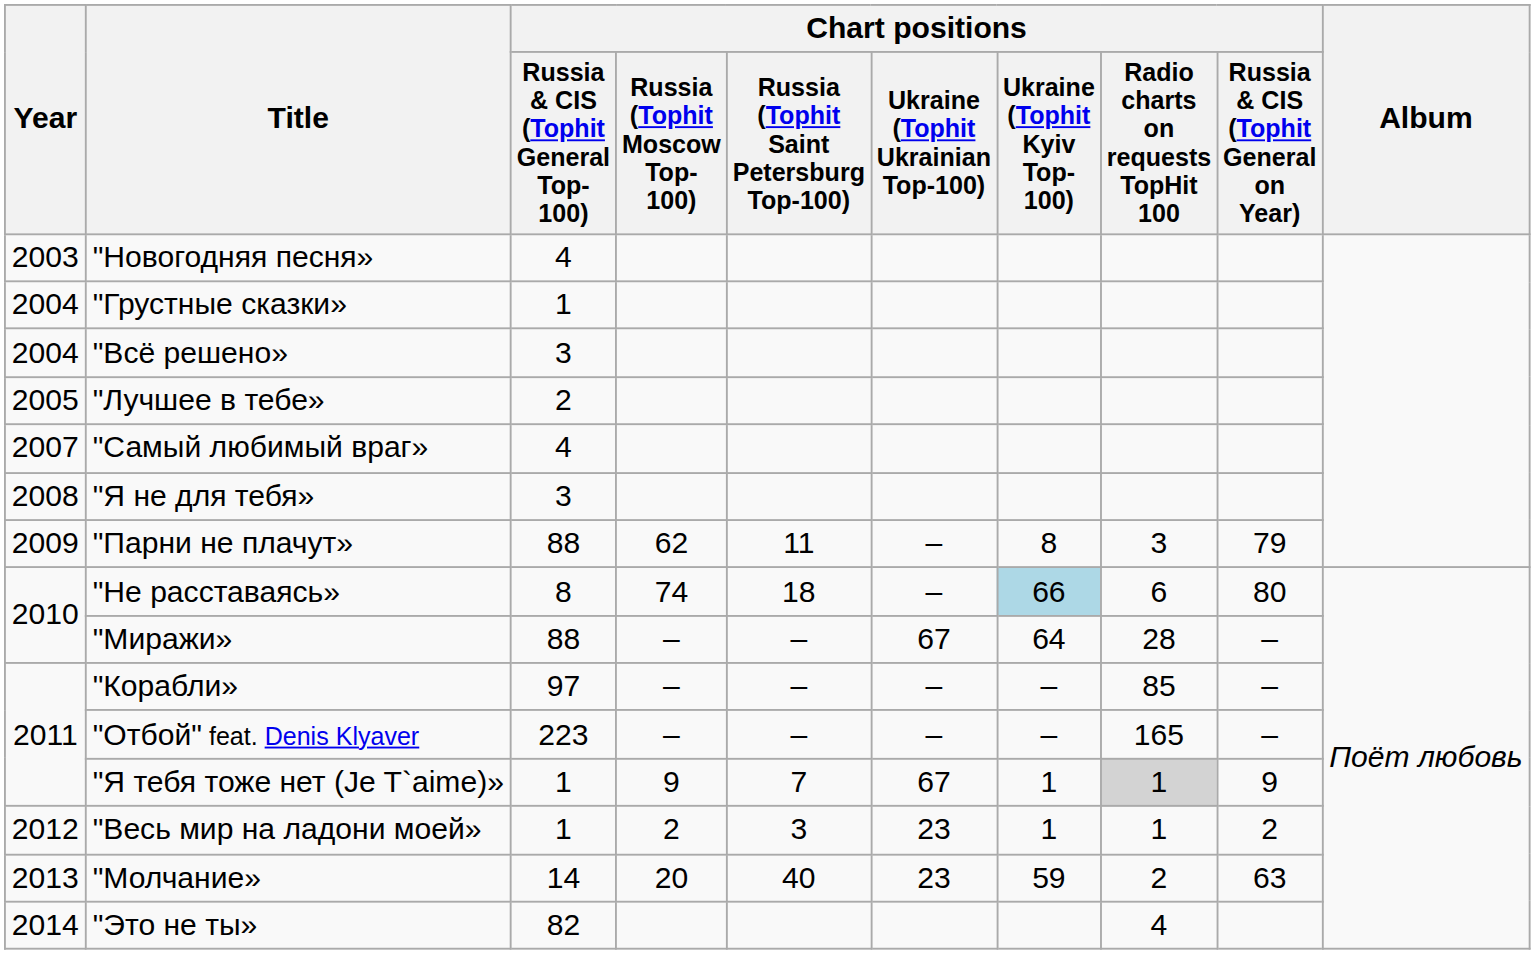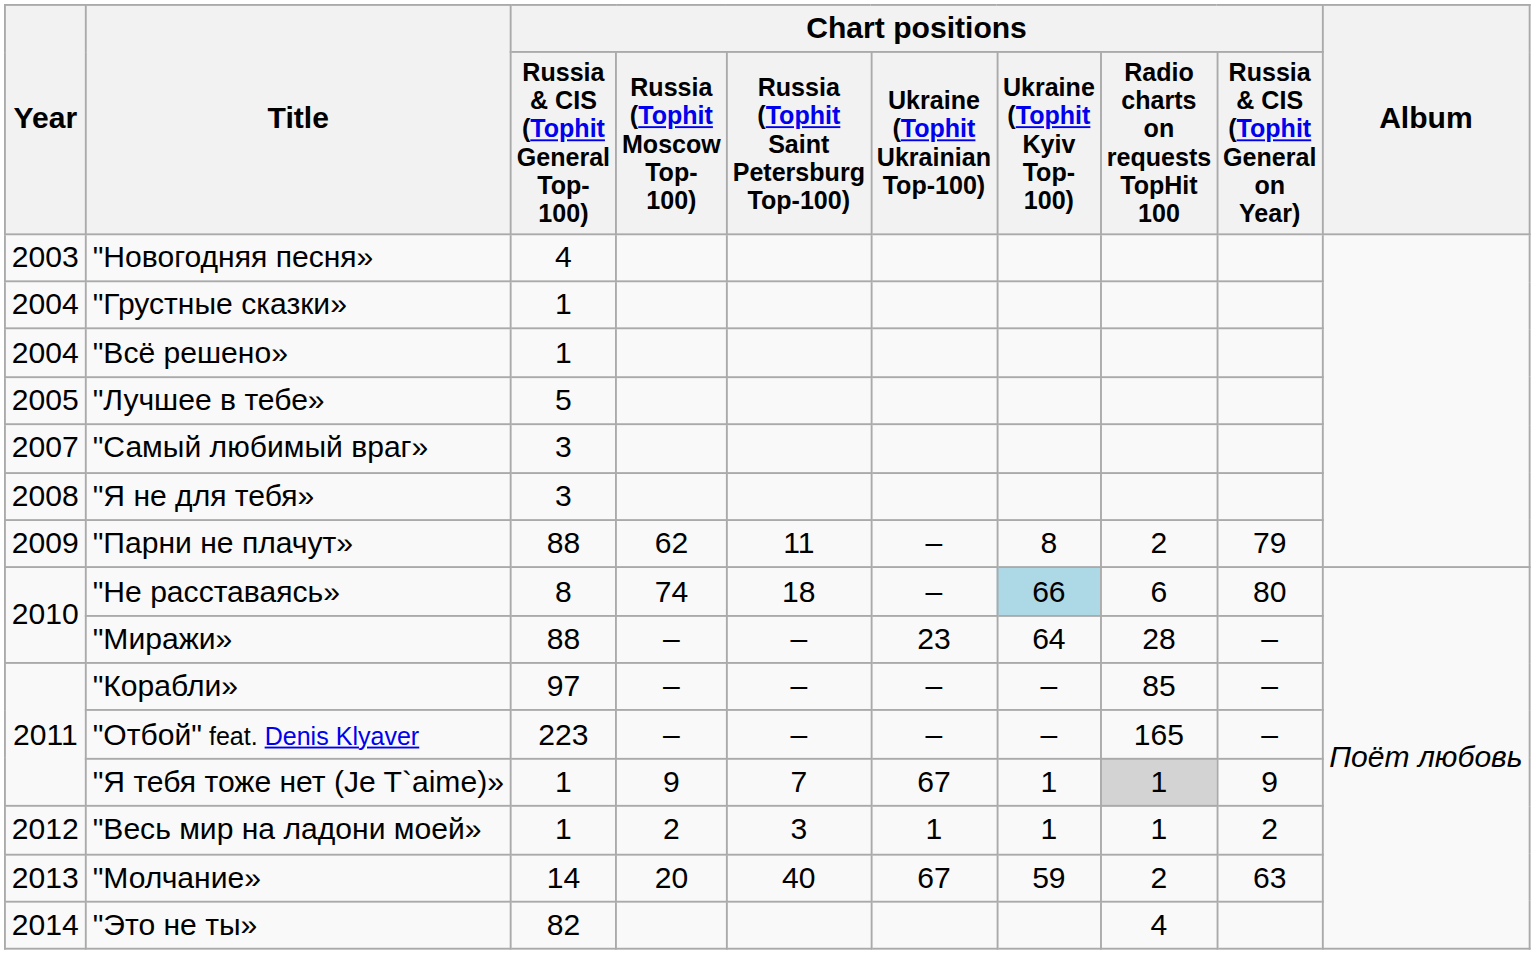(563, 352) 3 -> (563, 352) 1
(563, 400) 2 -> (563, 400) 5
(563, 447) 4 -> (563, 447) 3
(1159, 543) 3 -> (1159, 543) 2
(934, 638) 67 -> (934, 638) 23
(934, 829) 23 -> (934, 829) 1
(934, 877) 23 -> (934, 877) 67
